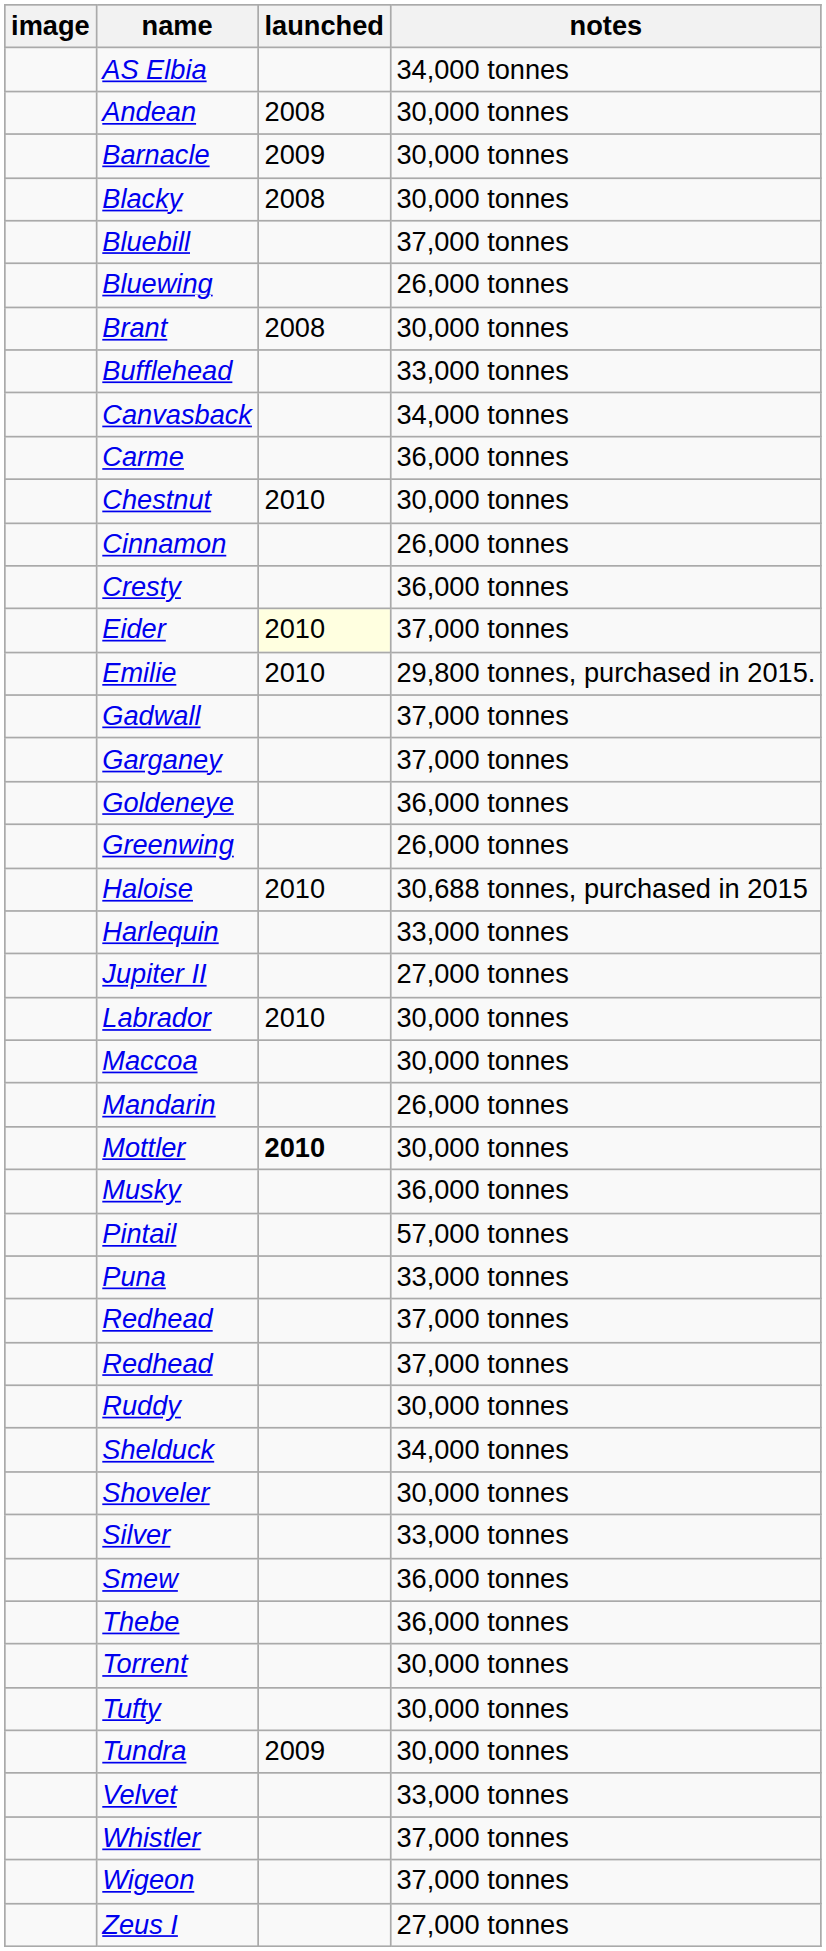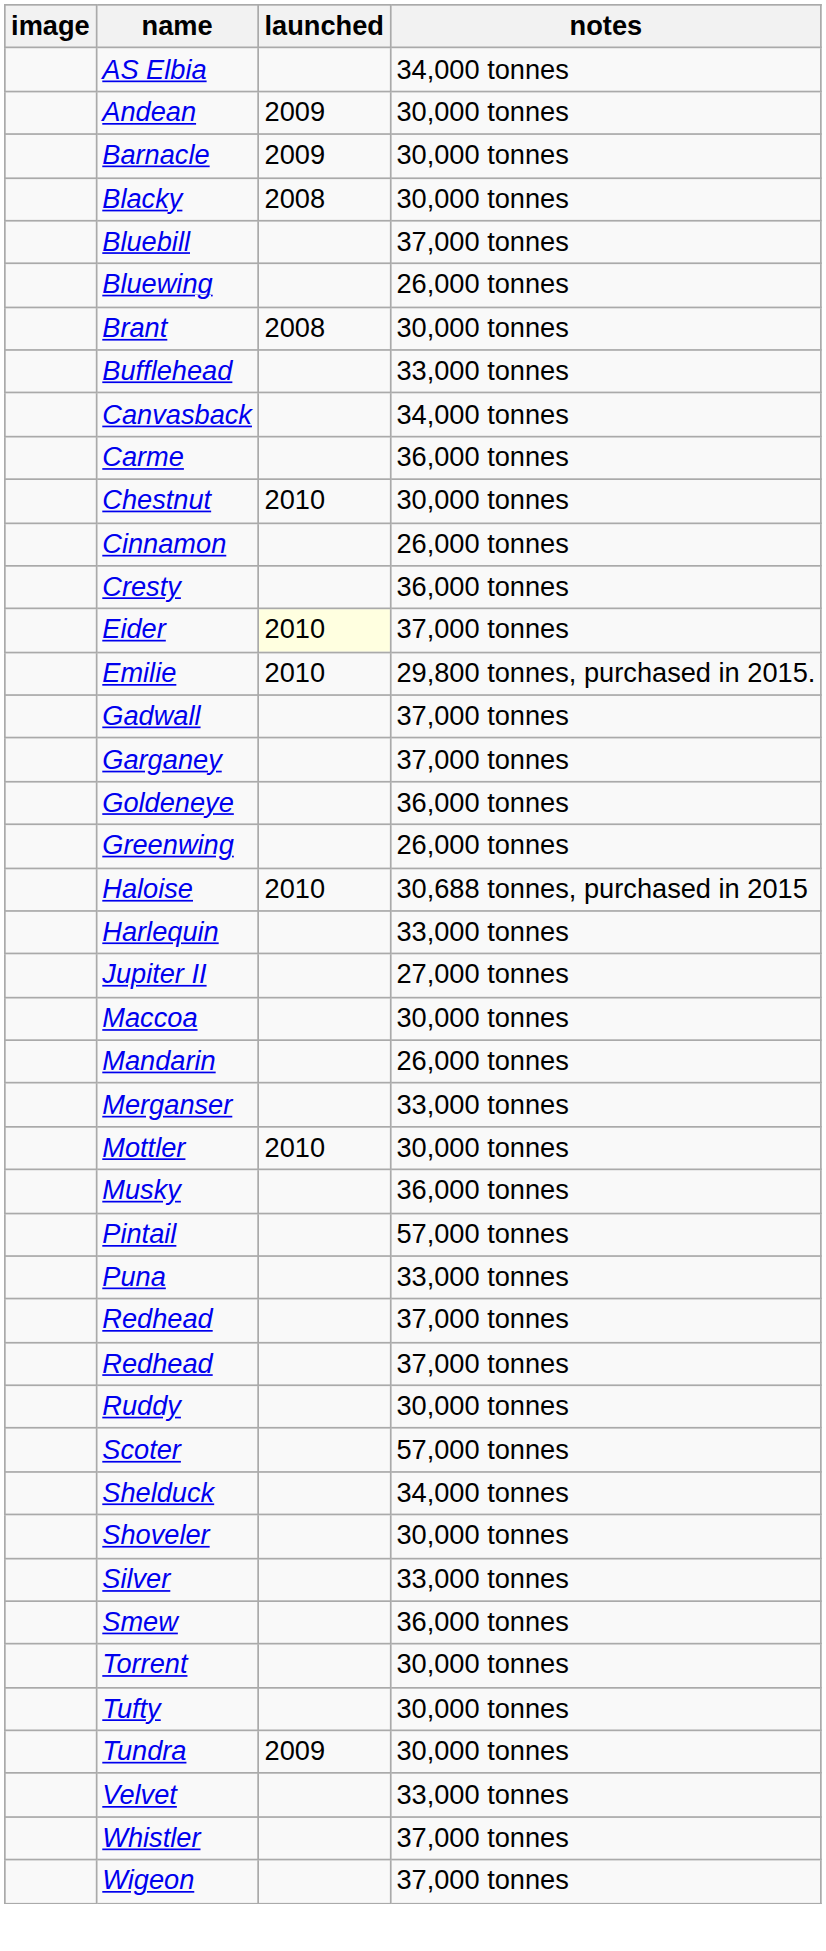(295, 112) 2008 -> (295, 112) 2009
- row: (157, 1018)
+ row: (167, 1104)
(295, 1147) bold -> (295, 1147) normal
+ row: (142, 1449)
- row: (141, 1622)
- row: (140, 1924)
